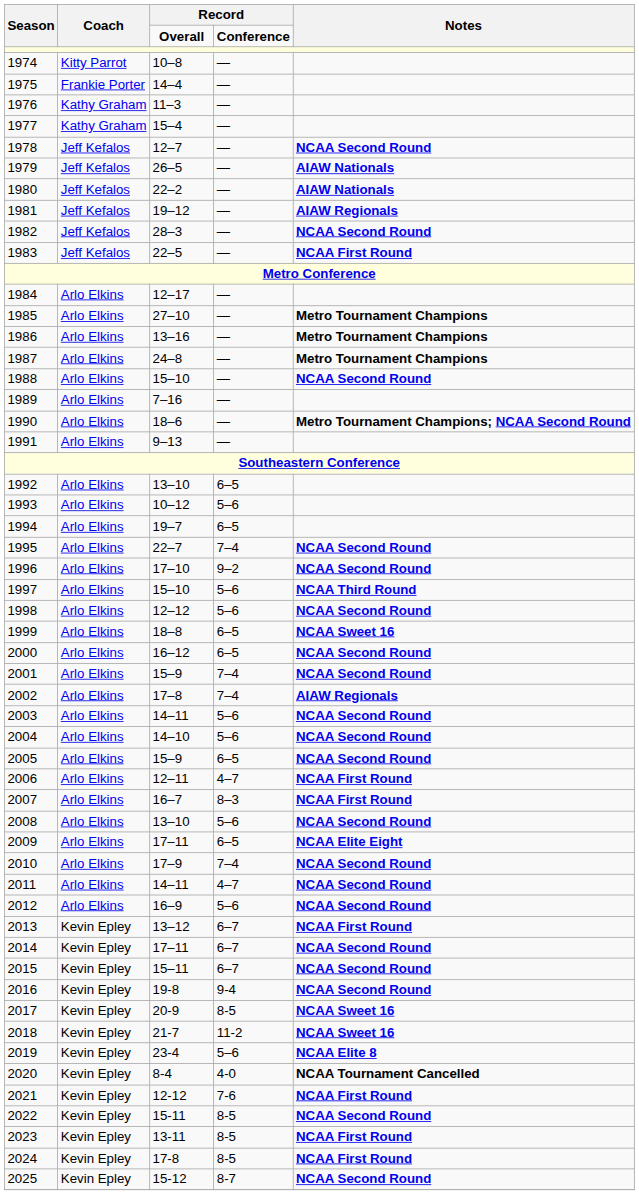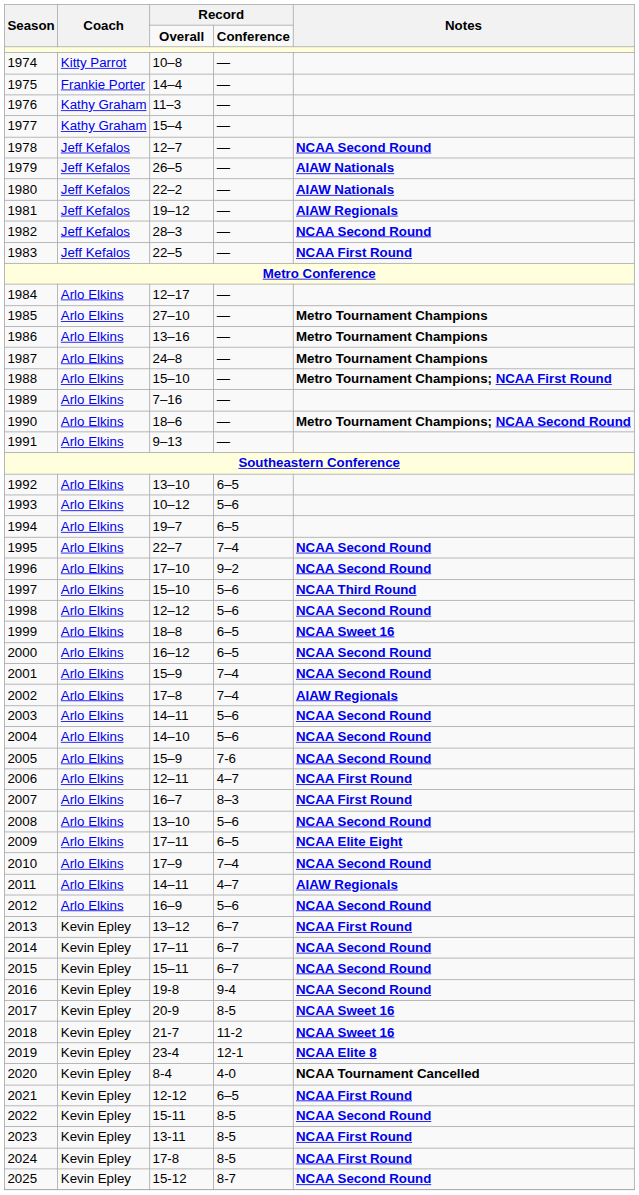(364, 379) NCAA Second Round -> (454, 379) Metro Tournament Champions; NCAA First Round
(228, 758) 6–5 -> (226, 758) 7-6
(364, 884) NCAA Second Round -> (347, 884) AIAW Regionals
(228, 1053) 5–6 -> (230, 1053) 12-1
(226, 1095) 7-6 -> (228, 1095) 6–5
